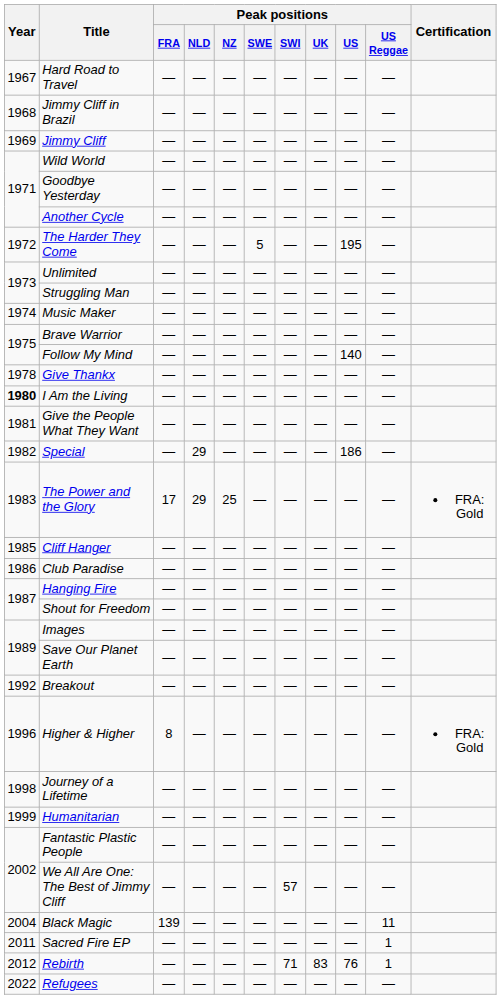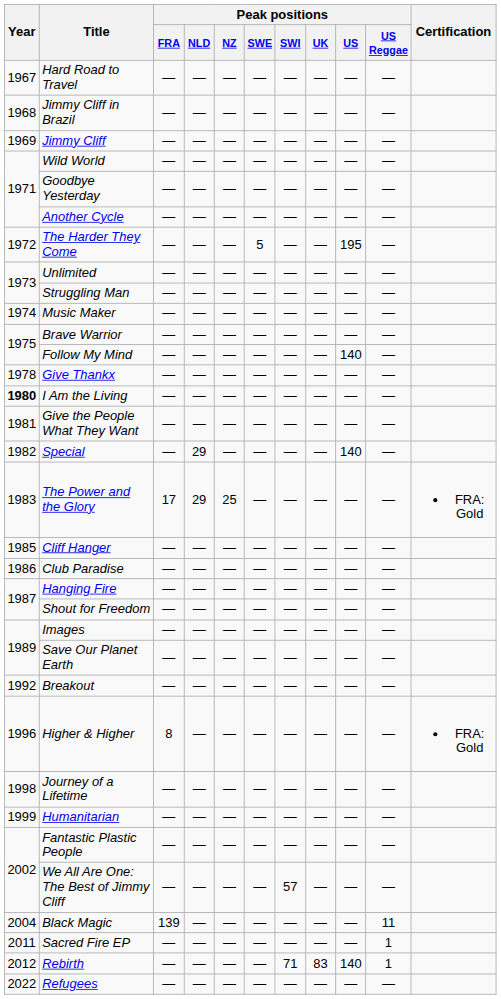(351, 451) 186 -> (351, 451) 140
(351, 963) 76 -> (351, 963) 140
